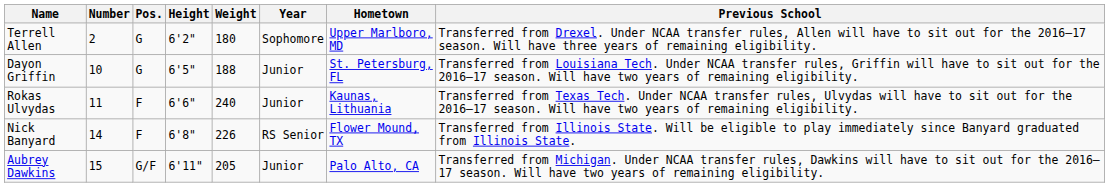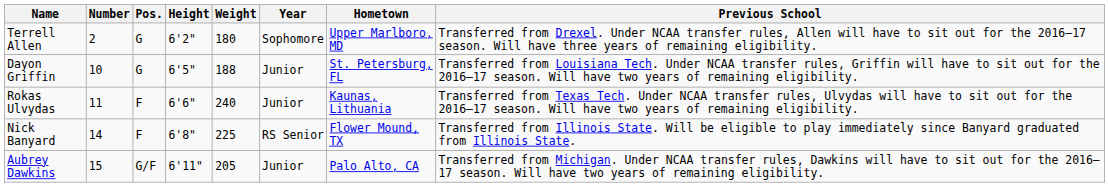(226, 135) 226 -> (226, 135) 225
